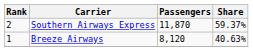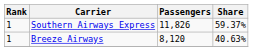(9, 25) 2 -> (9, 25) 1
(175, 25) 11,870 -> (175, 25) 11,826
